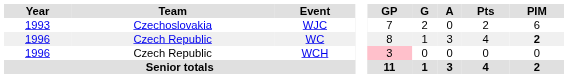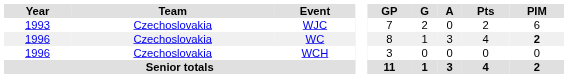(173, 39) Czech Republic -> (173, 39) Czechoslovakia
(173, 53) Czech Republic -> (173, 53) Czechoslovakia
(389, 53) pink background -> (389, 53) no background
